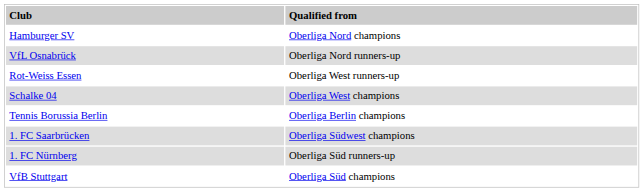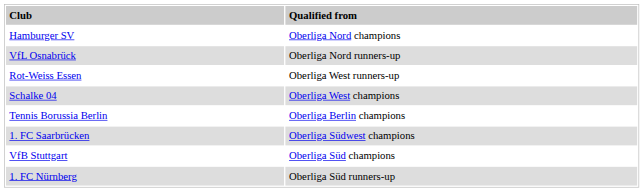rows swapped: (38, 176) <-> (43, 156)
